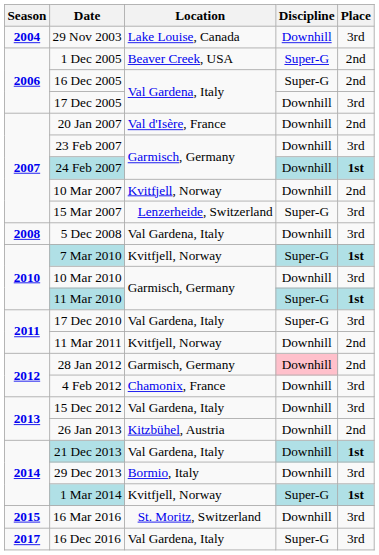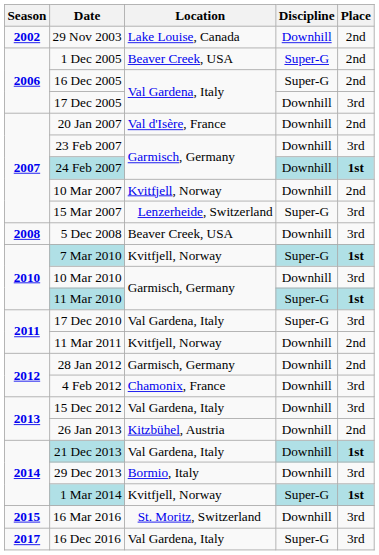(27, 37) 2004 -> (27, 37) 2002
(356, 37) 3rd -> (356, 37) 2nd
(176, 233) Val Gardena, Italy -> (180, 233) Beaver Creek, USA
(307, 364) pink background -> (307, 364) no background
